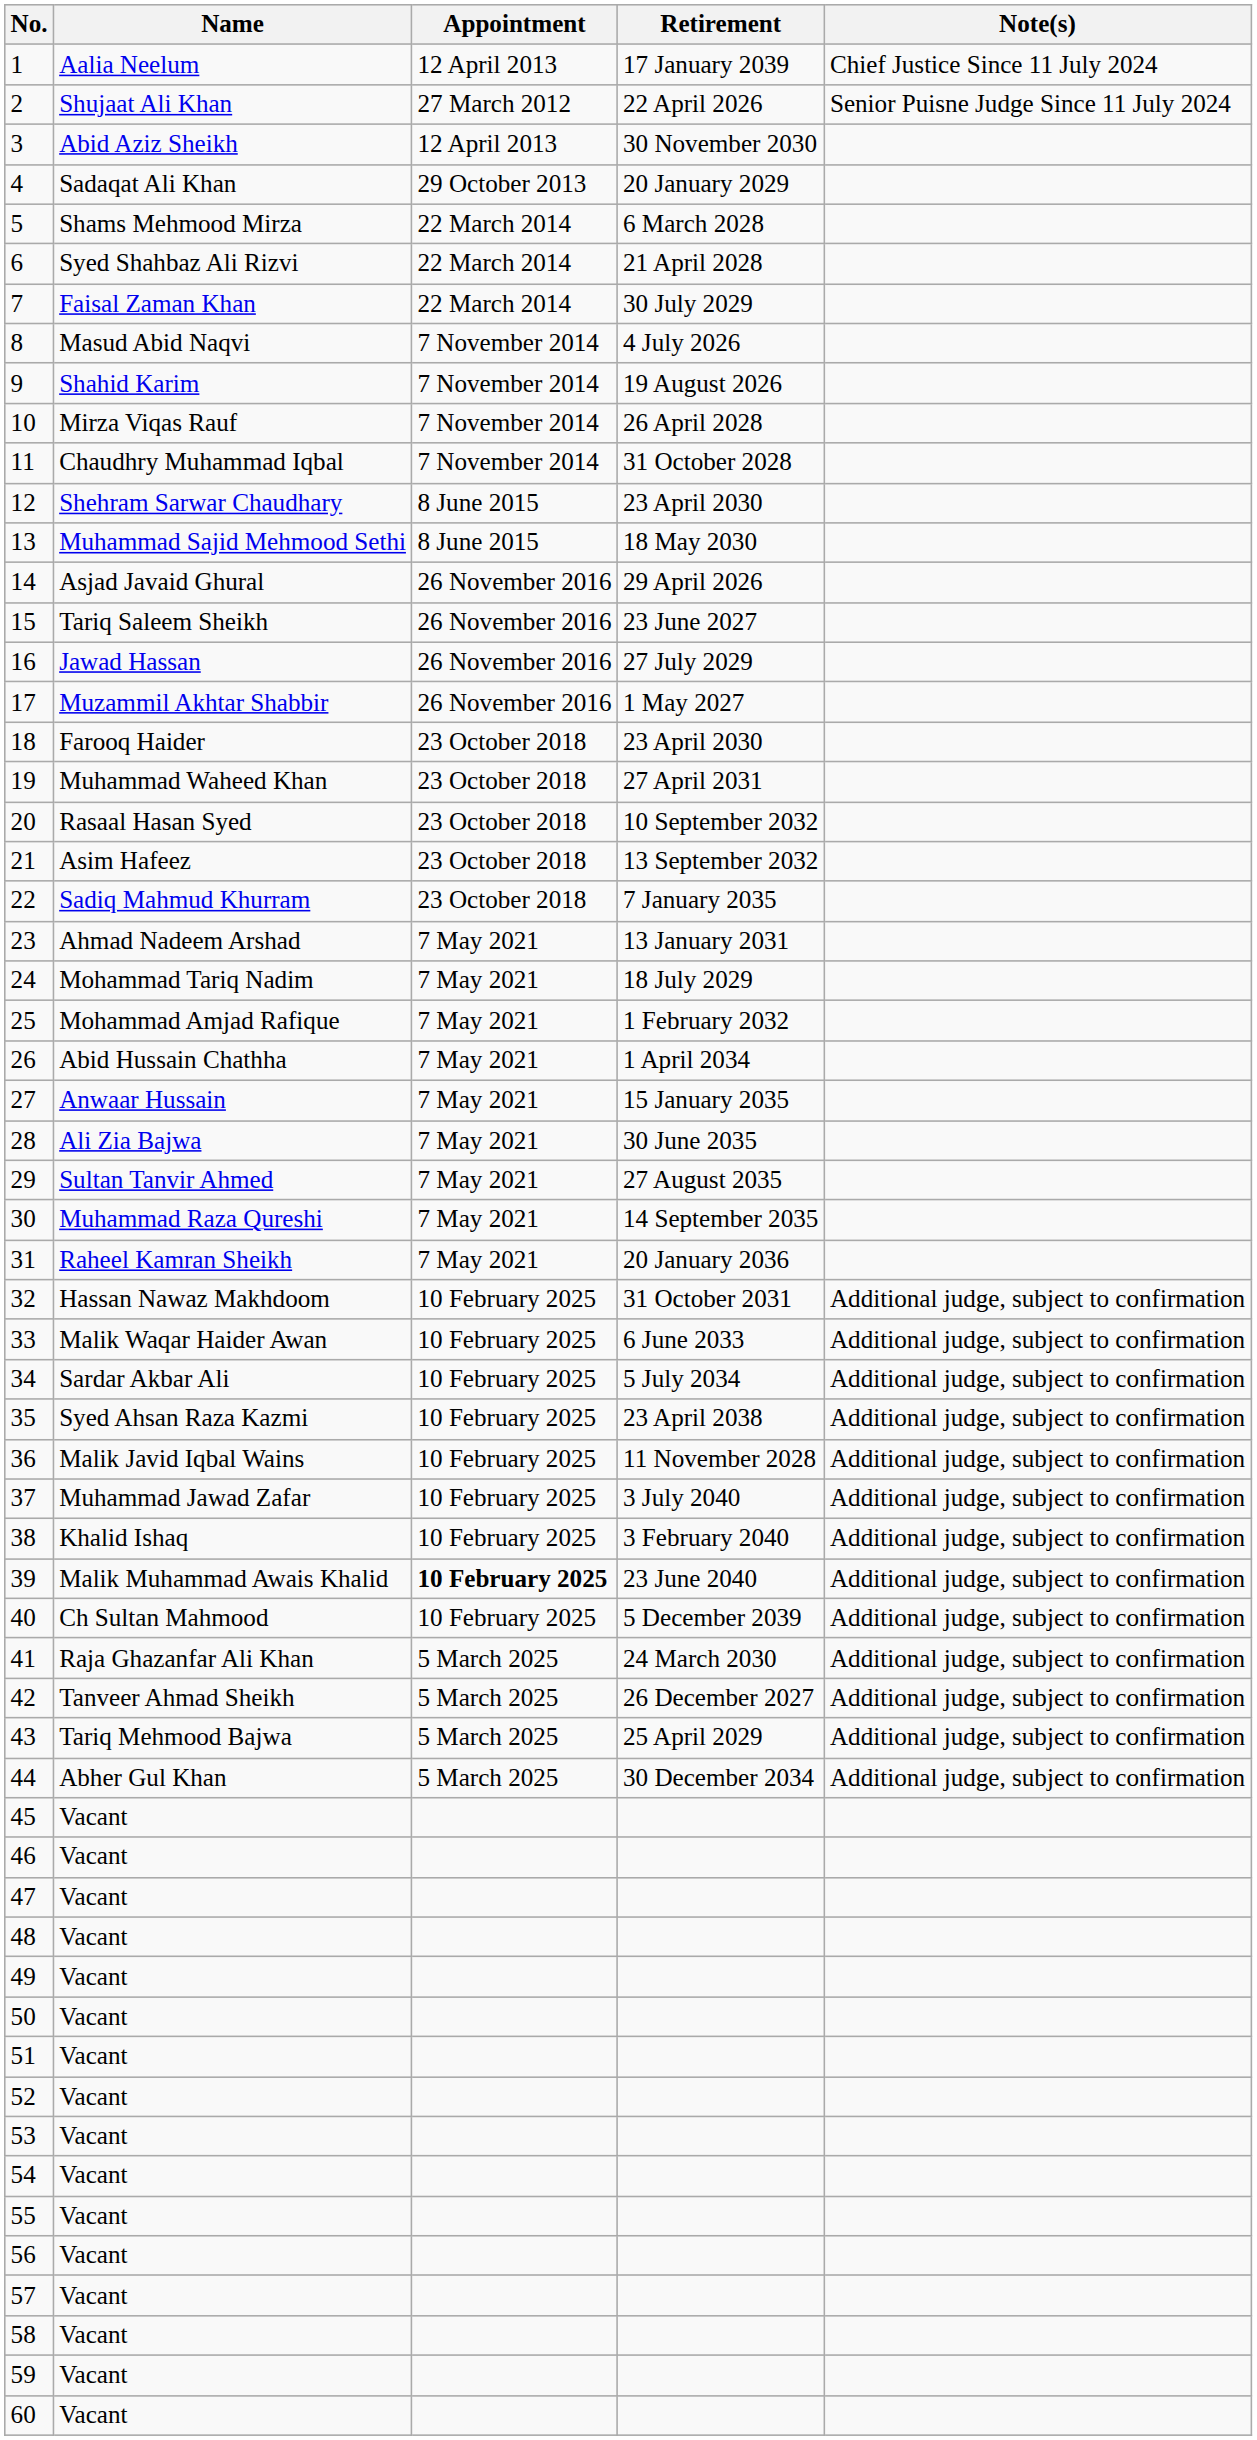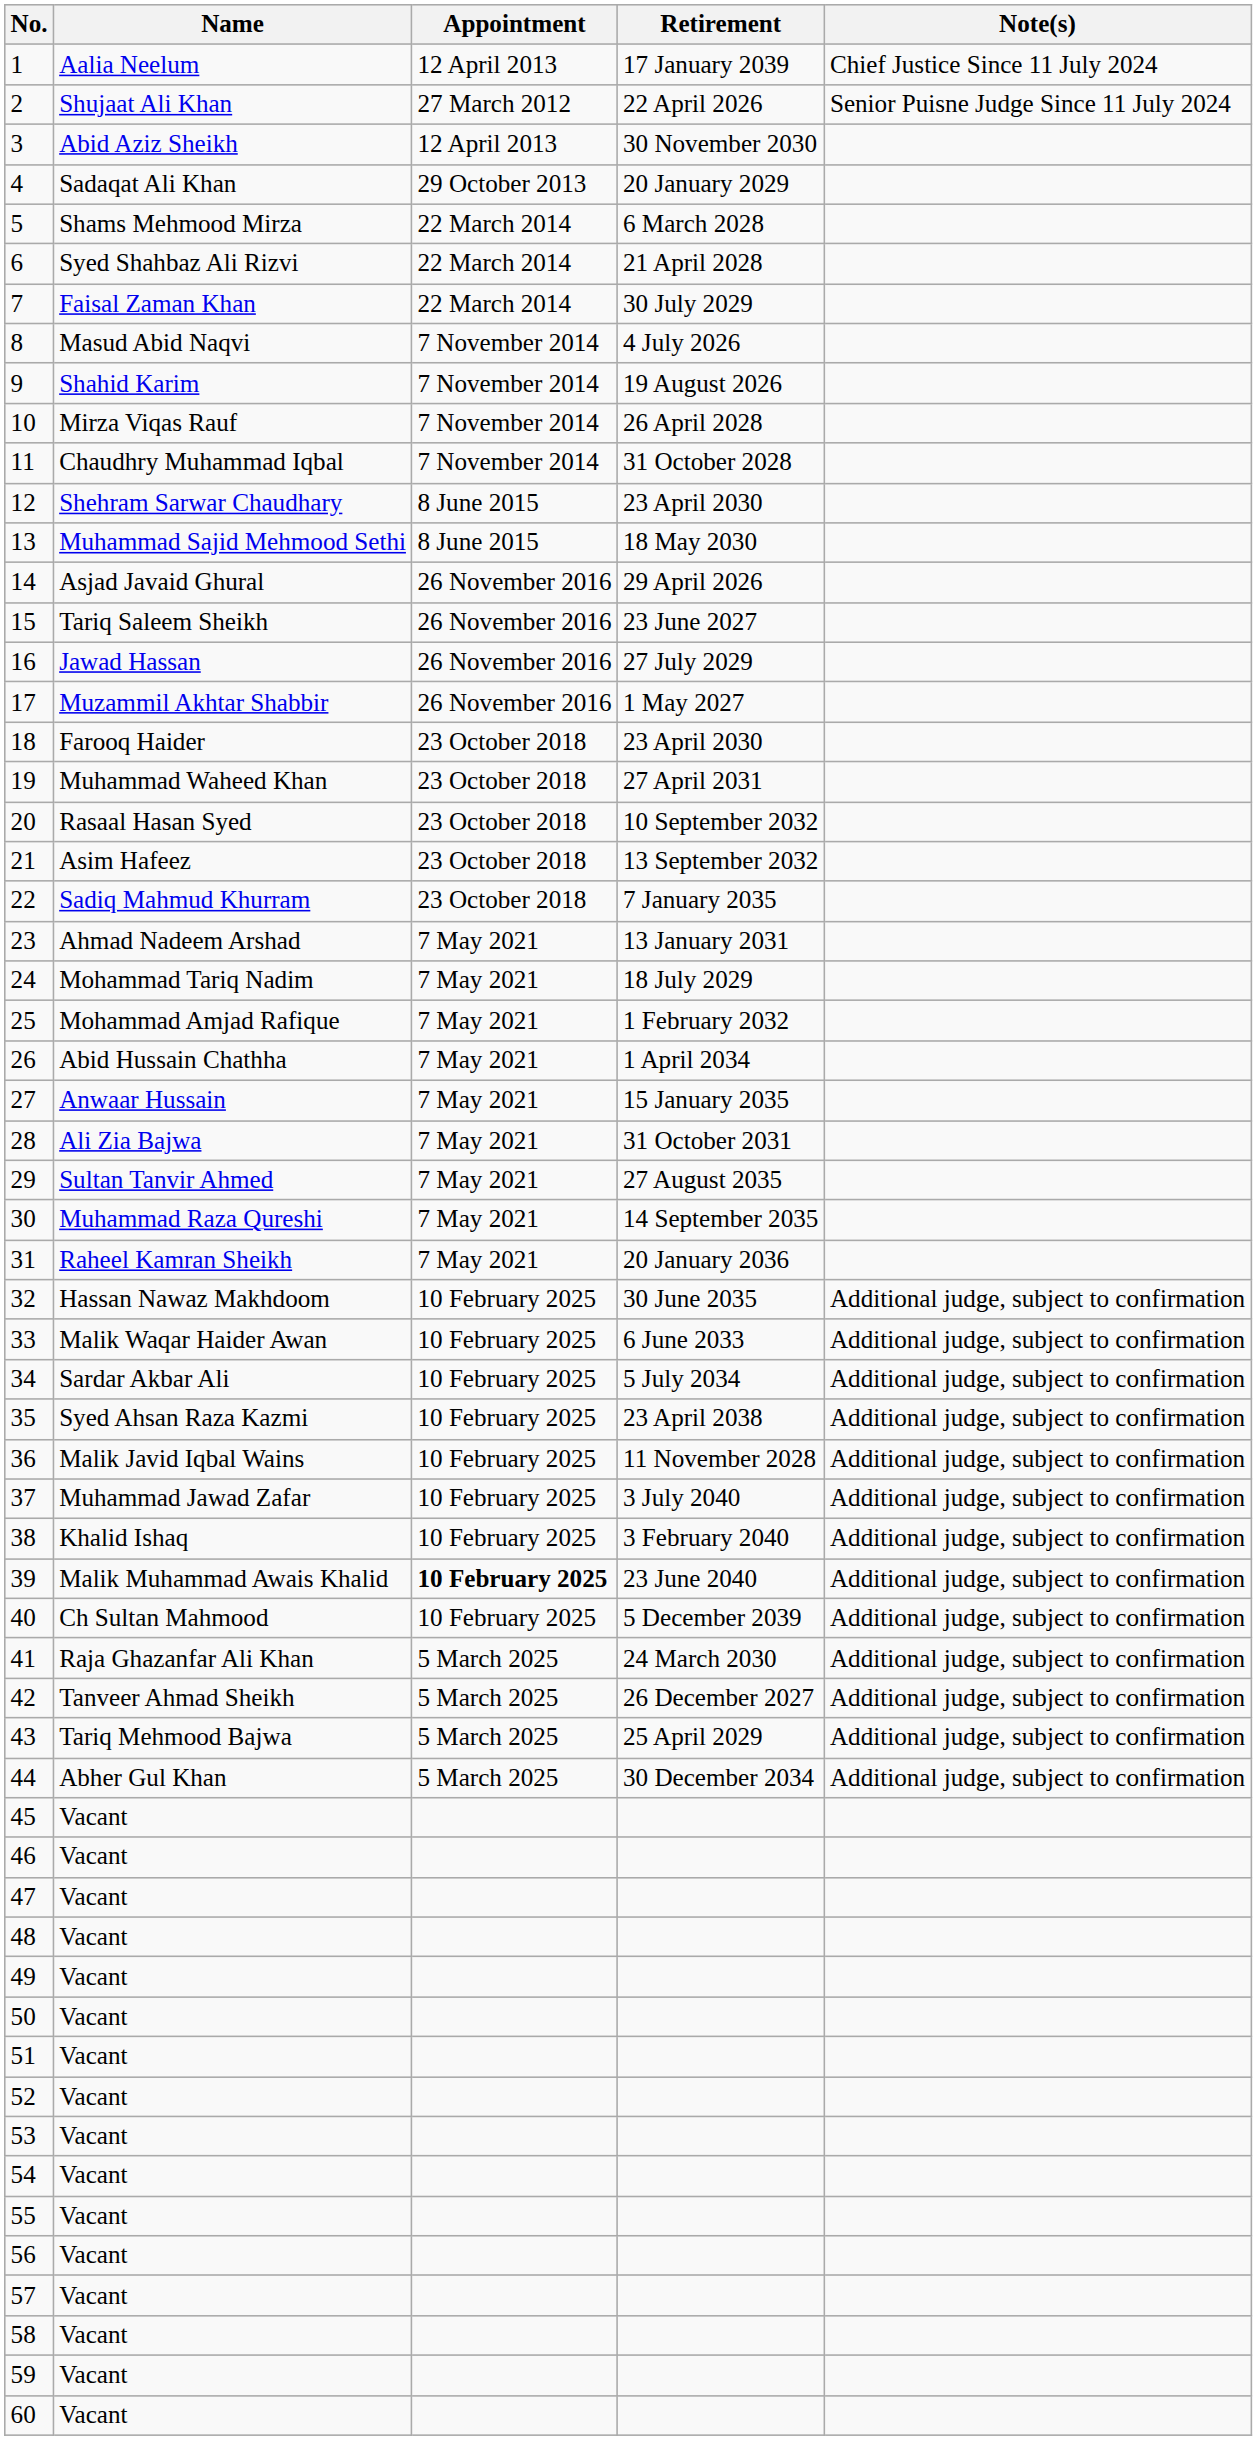(690, 1139) 30 June 2035 -> (707, 1139) 31 October 2031
(707, 1299) 31 October 2031 -> (690, 1299) 30 June 2035
